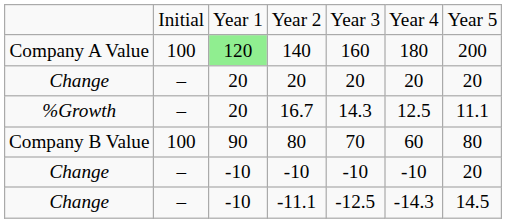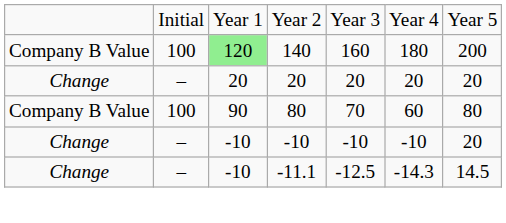(79, 50) Company A Value -> (79, 50) Company B Value
- row: (297, 111)
